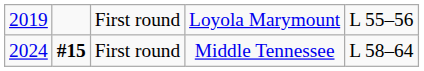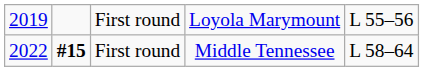(28, 50) 2024 -> (28, 50) 2022
